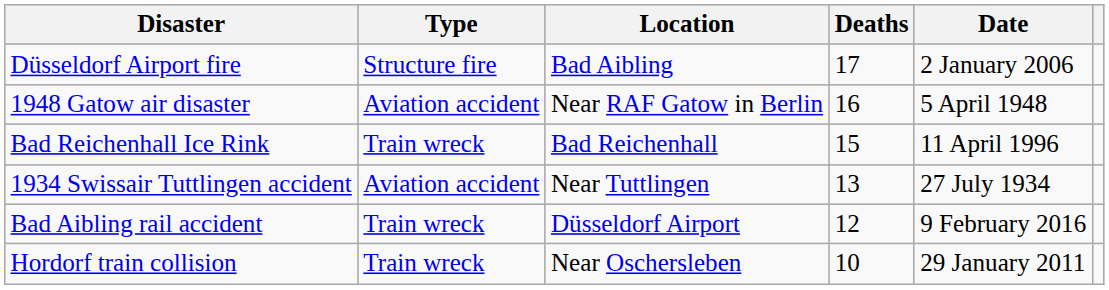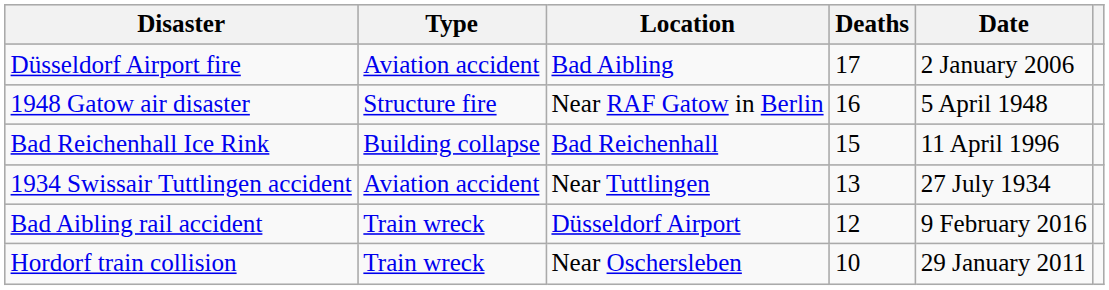(430, 64) Structure fire -> (451, 64) Aviation accident
(451, 104) Aviation accident -> (430, 104) Structure fire
(424, 143) Train wreck -> (452, 143) Building collapse
